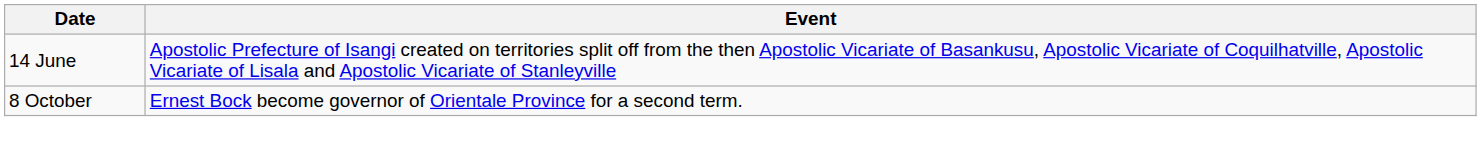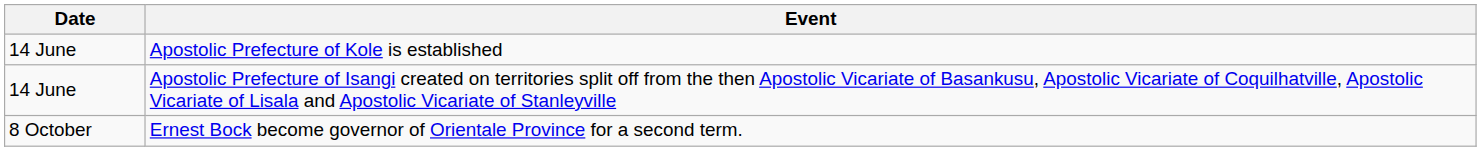+ row: (326, 49)
